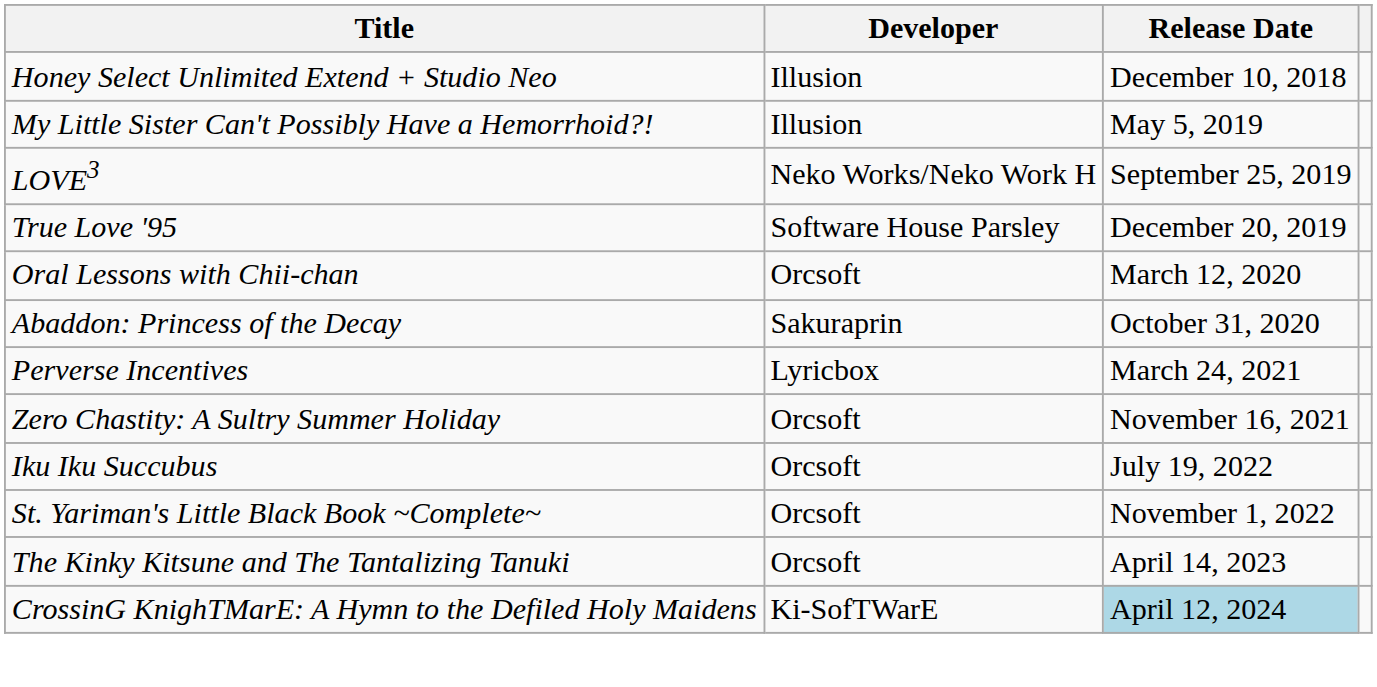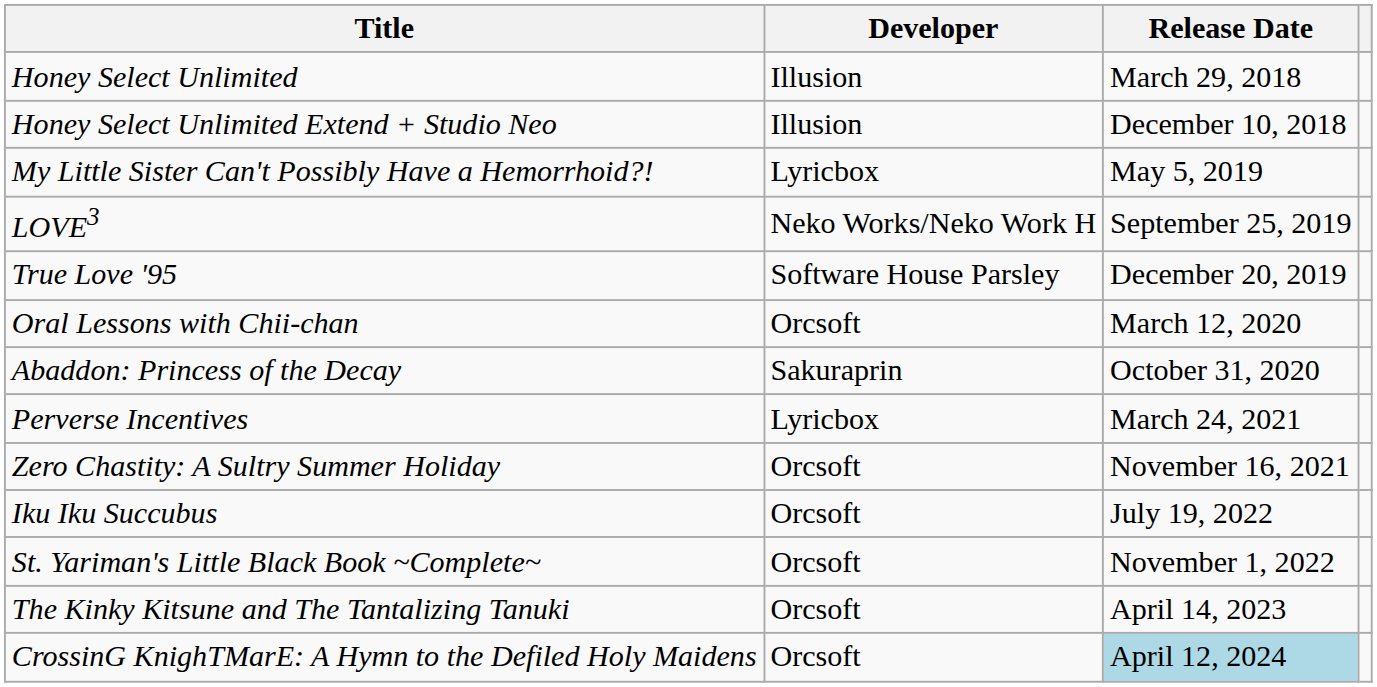+ row: (155, 76)
(816, 123) Illusion -> (825, 171) Lyricbox
(854, 608) Ki-SofTWarE -> (816, 656) Orcsoft
